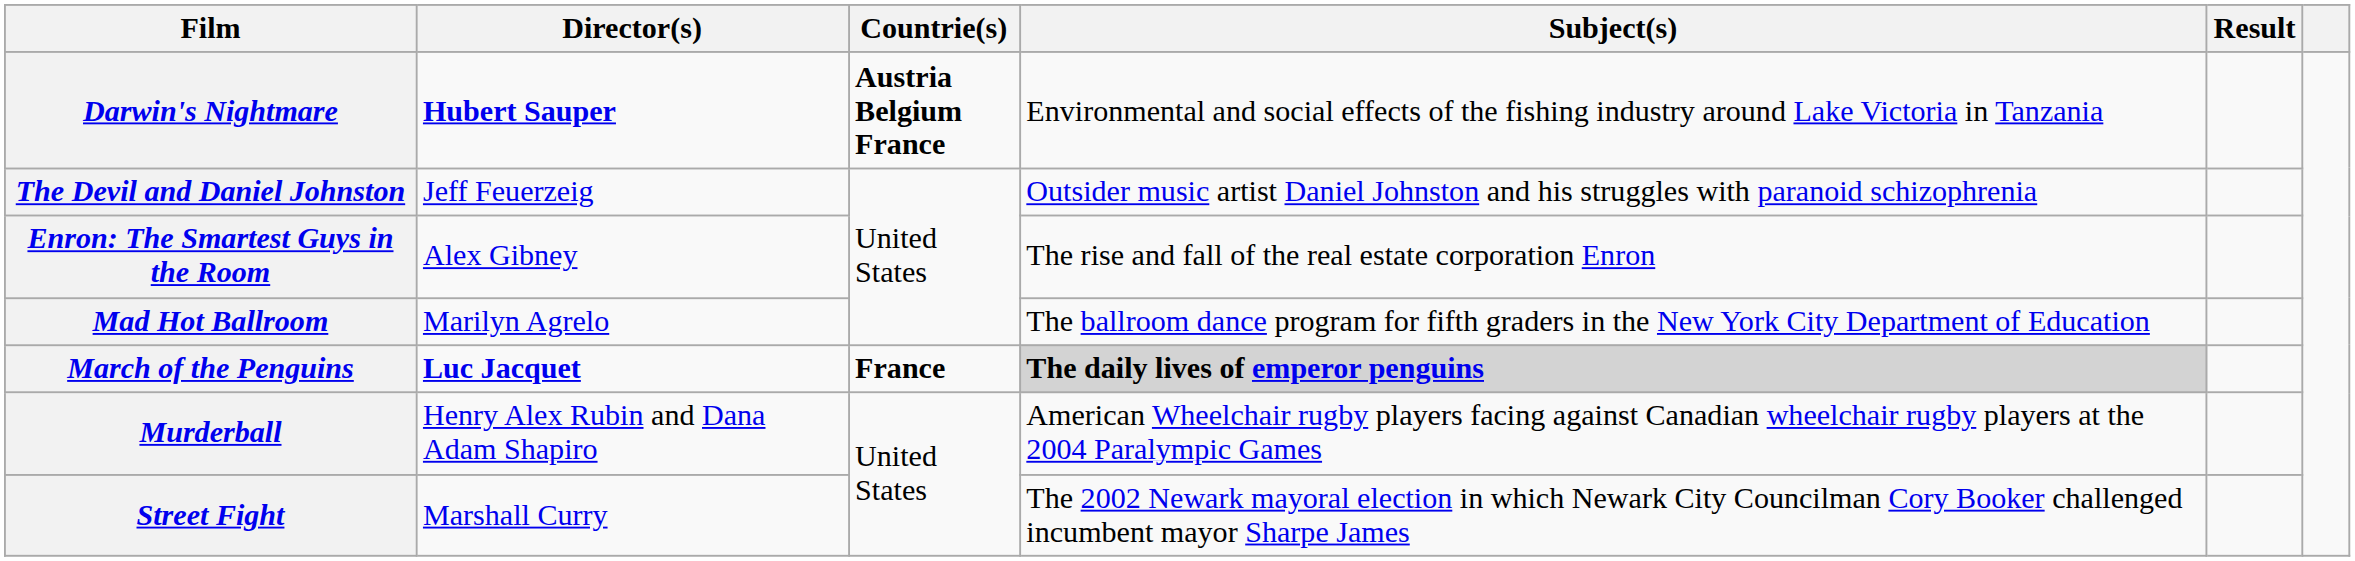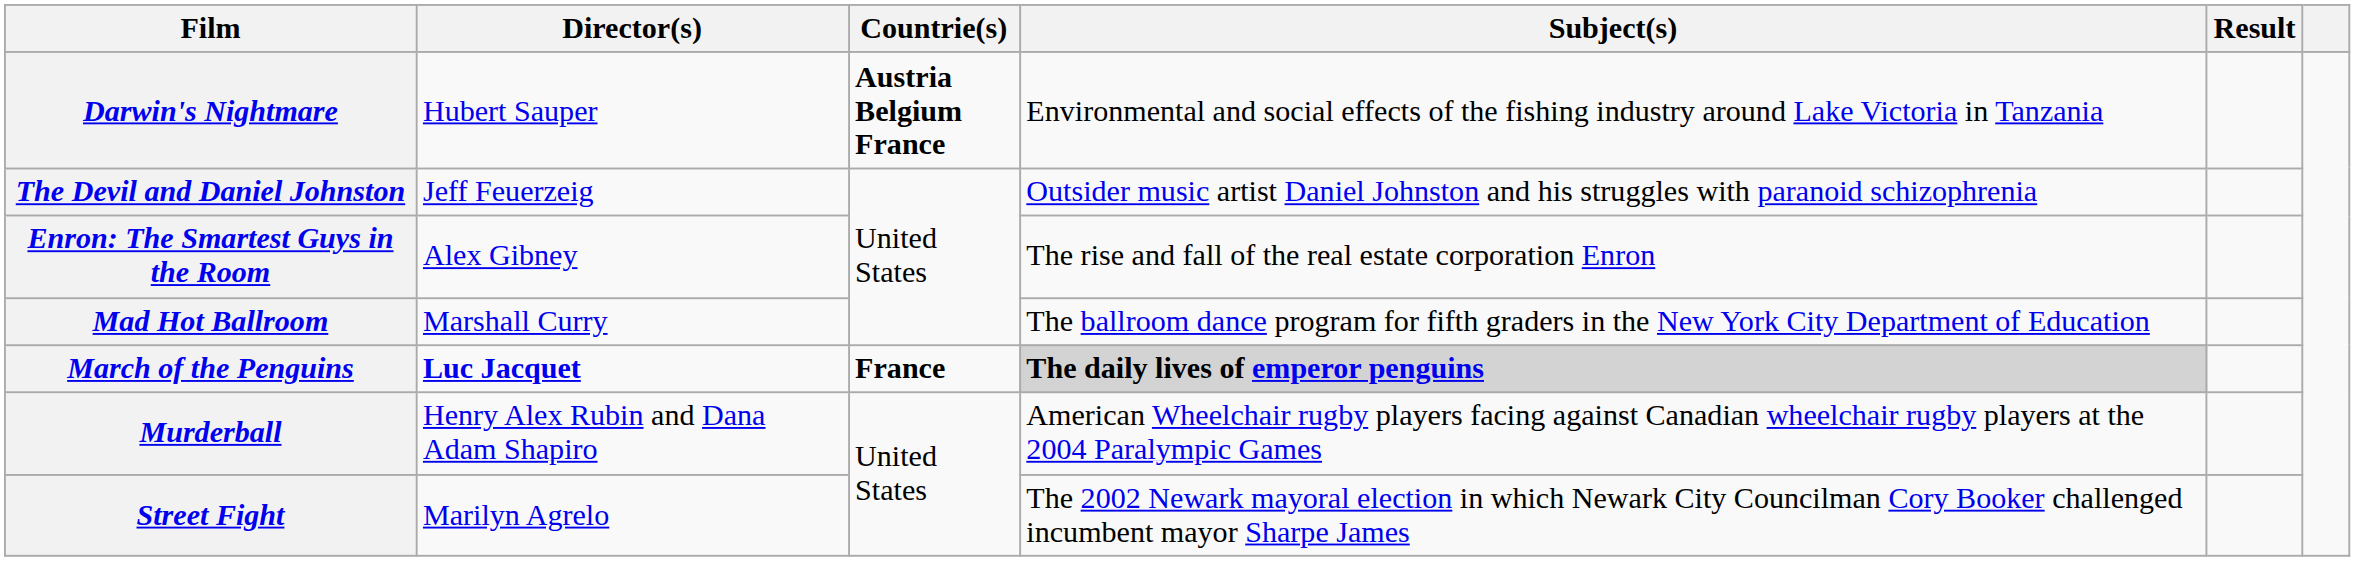(519, 109) bold -> (510, 109) normal
(516, 320) Marilyn Agrelo -> (515, 320) Marshall Curry
(515, 514) Marshall Curry -> (516, 514) Marilyn Agrelo
